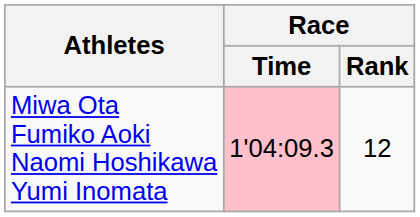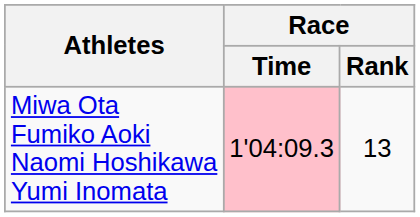(377, 149) 12 -> (377, 149) 13
